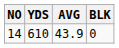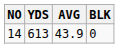(38, 34) 610 -> (38, 34) 613
